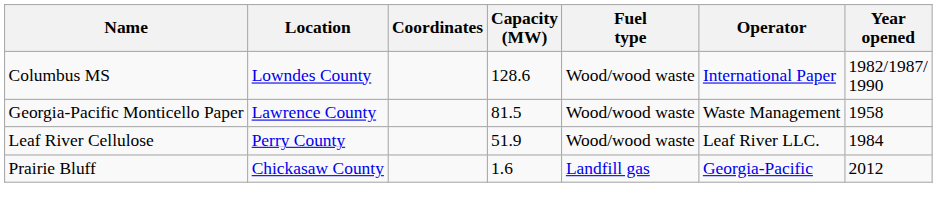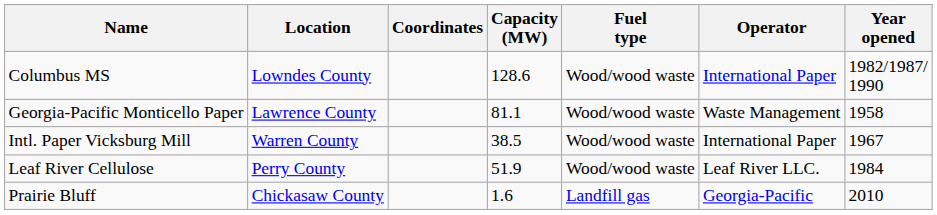(506, 112) 81.5 -> (506, 112) 81.1
+ row: (100, 140)
(866, 168) 2012 -> (866, 195) 2010
